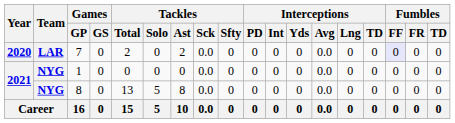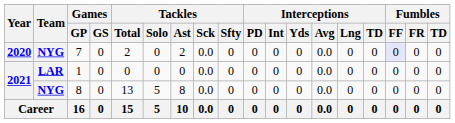(51, 52) LAR -> (51, 52) NYG
(51, 71) NYG -> (51, 71) LAR
